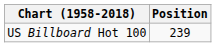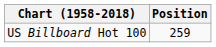(180, 33) 239 -> (180, 33) 259
